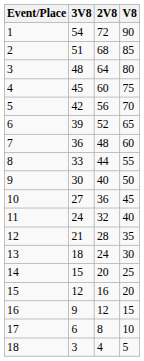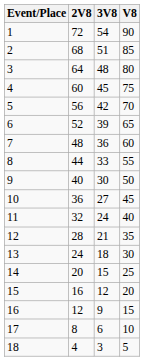columns swapped: (82, 13) <-> (107, 13)
